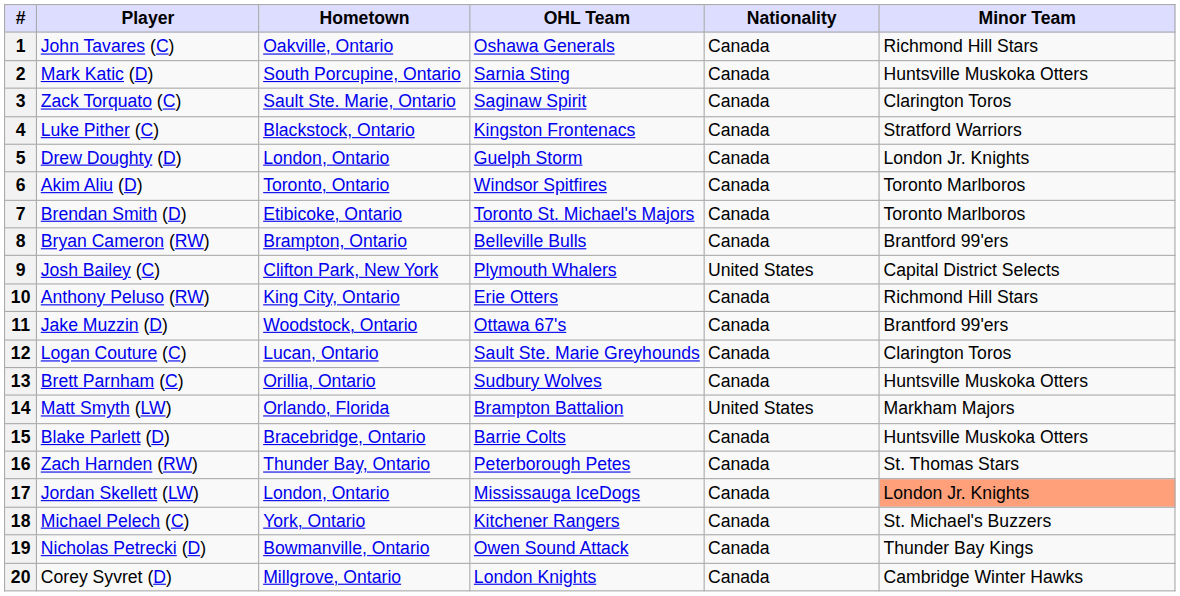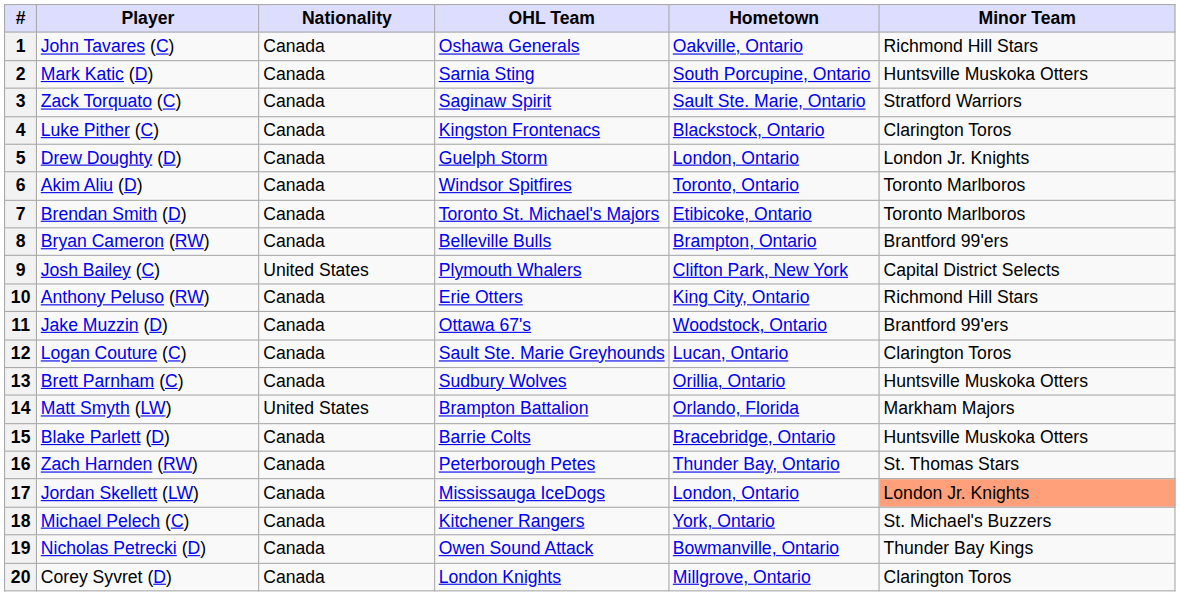columns swapped: (792, 18) <-> (364, 18)
(947, 102) Clarington Toros -> (953, 102) Stratford Warriors
(953, 130) Stratford Warriors -> (947, 130) Clarington Toros
(983, 576) Cambridge Winter Hawks -> (947, 576) Clarington Toros
